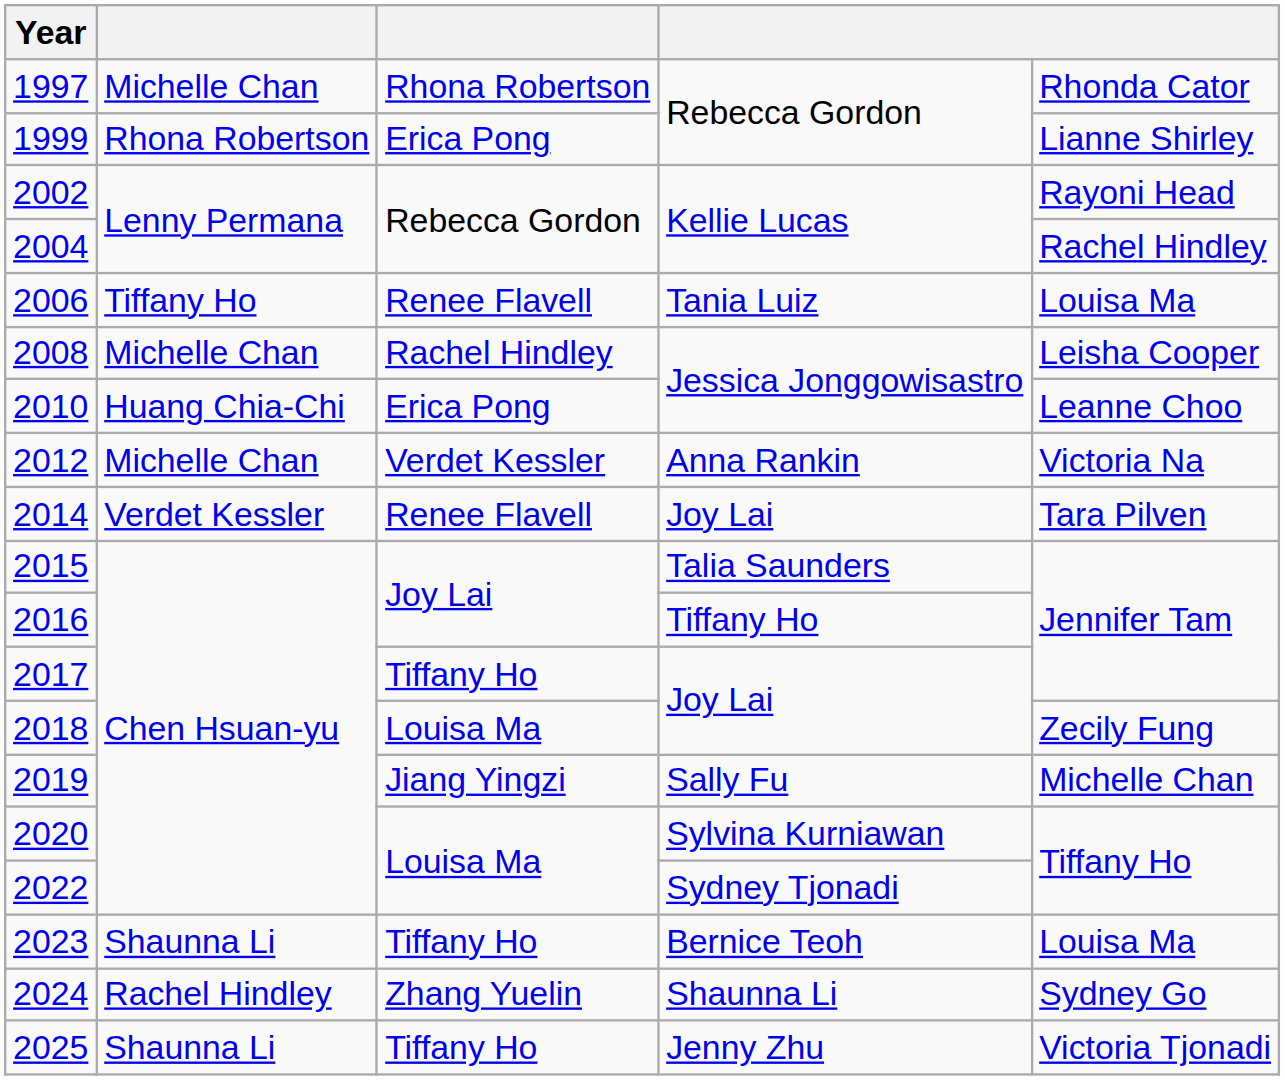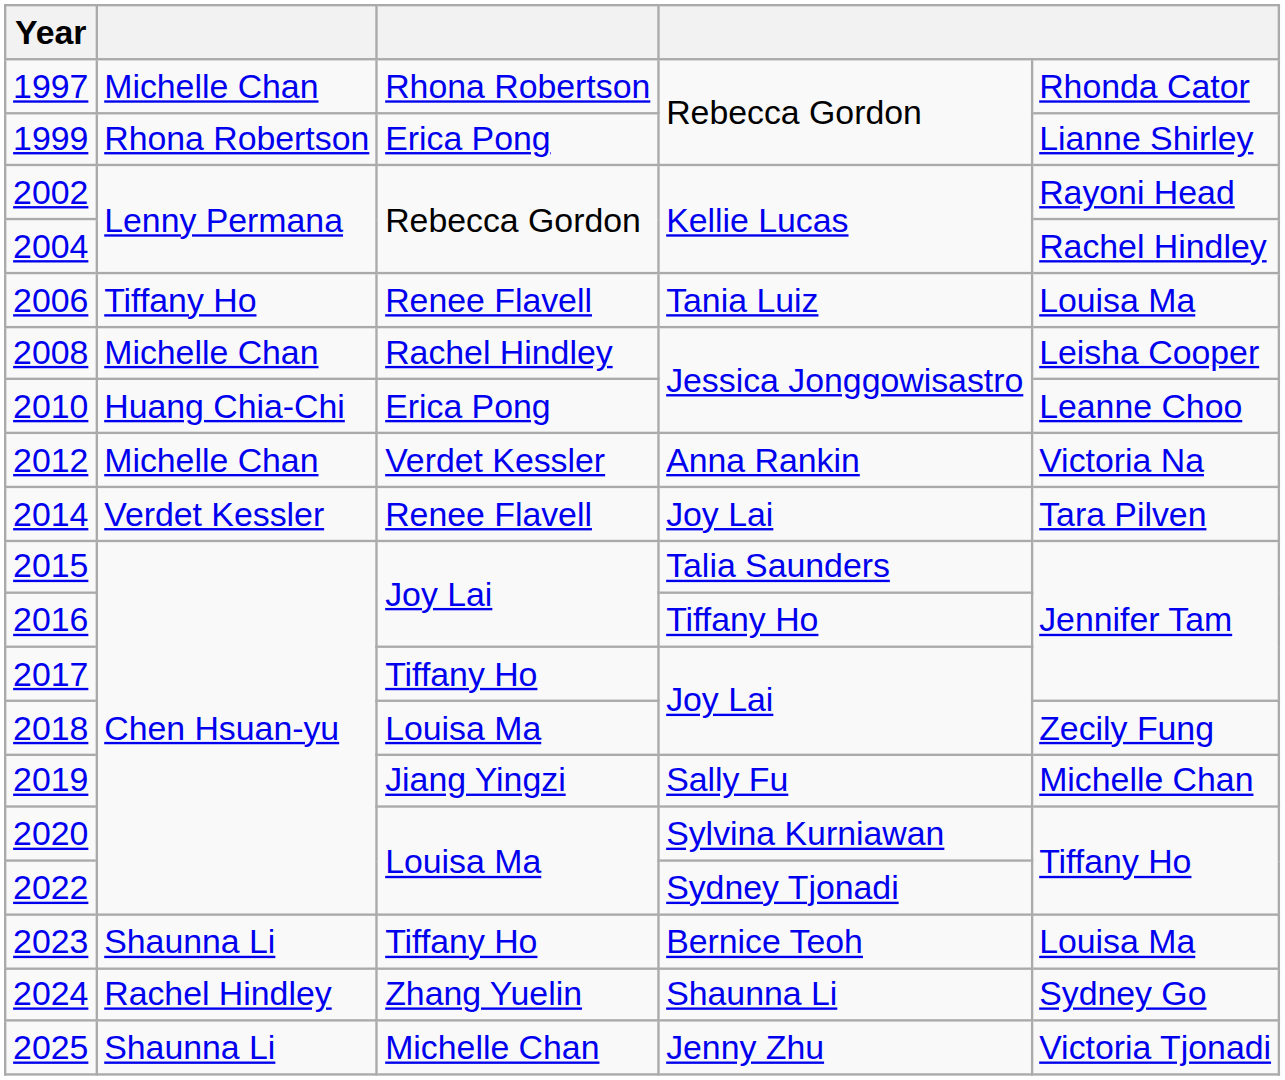(461, 1048) Tiffany Ho -> (492, 1048) Michelle Chan
